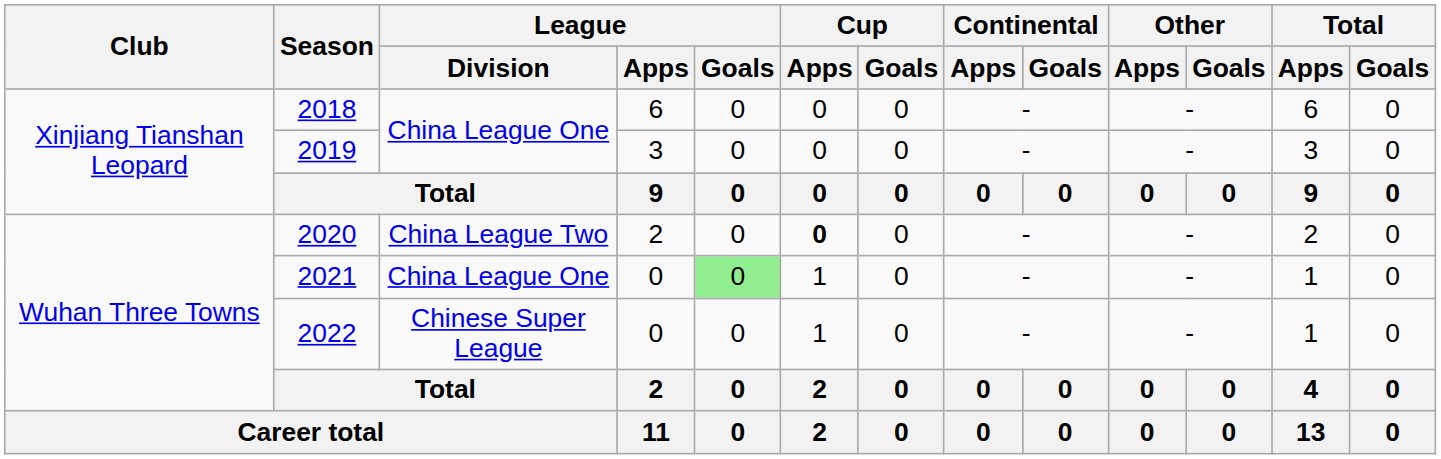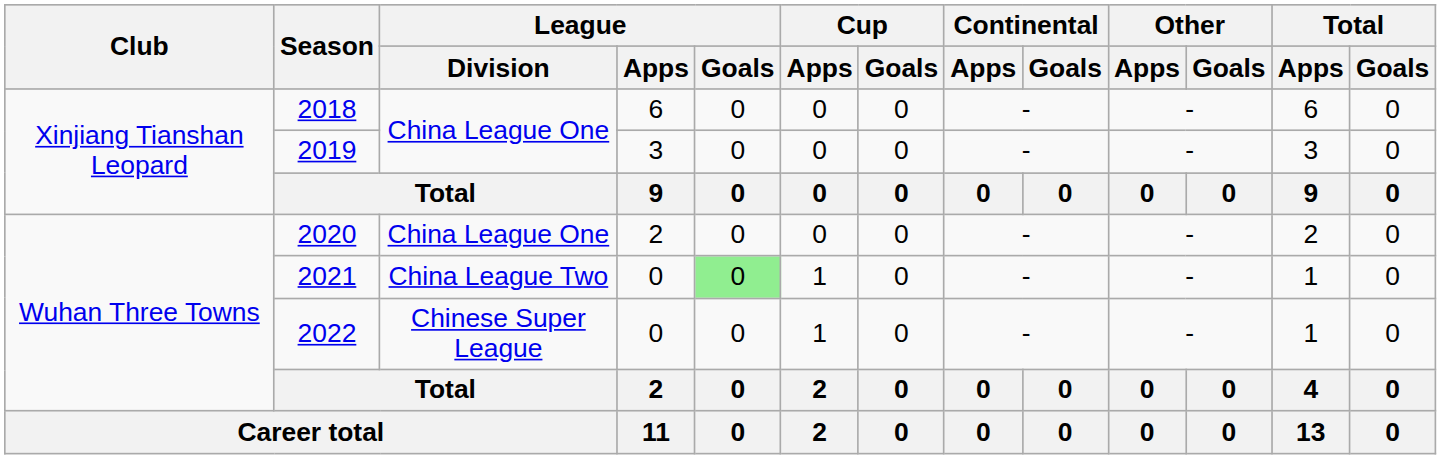(498, 234) China League Two -> (498, 234) China League One
(820, 234) bold -> (820, 234) normal
(498, 276) China League One -> (498, 276) China League Two
